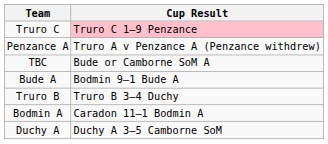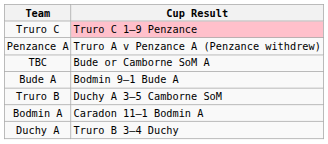(126, 96) Truro B 3–4 Duchy -> (148, 96) Duchy A 3–5 Camborne SoM
(148, 130) Duchy A 3–5 Camborne SoM -> (126, 130) Truro B 3–4 Duchy
